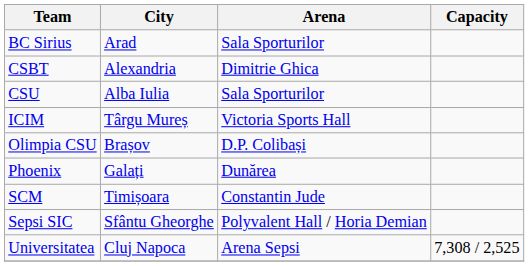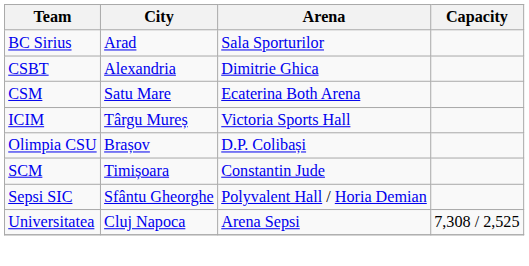+ row: (25, 94)
- row: (24, 94)
- row: (35, 171)
